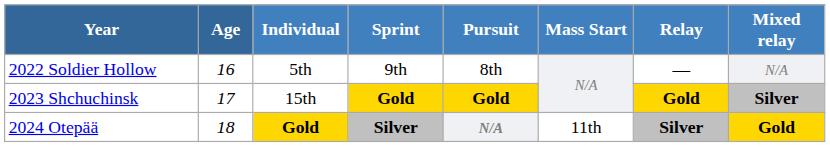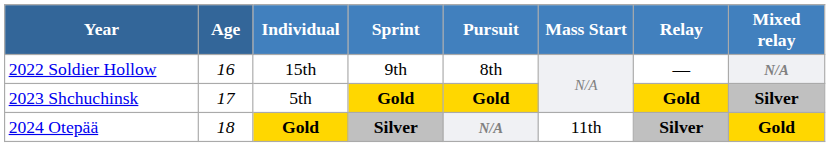(301, 69) 5th -> (301, 69) 15th
(777, 70) normal -> (777, 69) bold
(301, 98) 15th -> (301, 98) 5th
